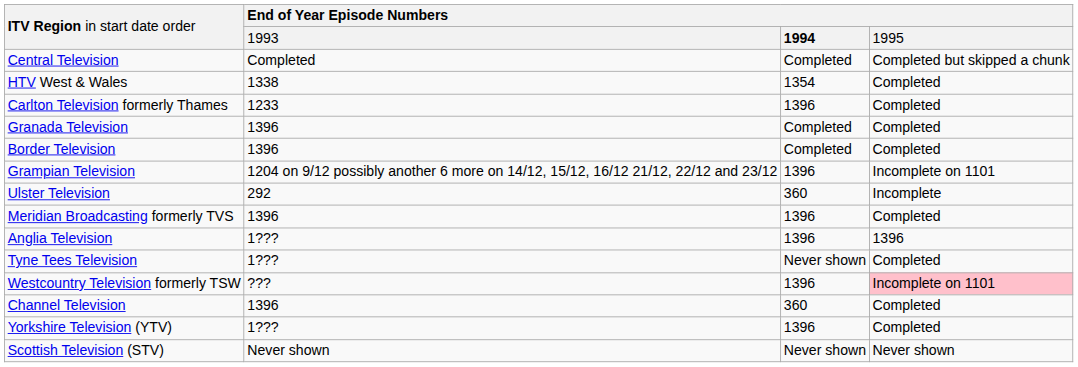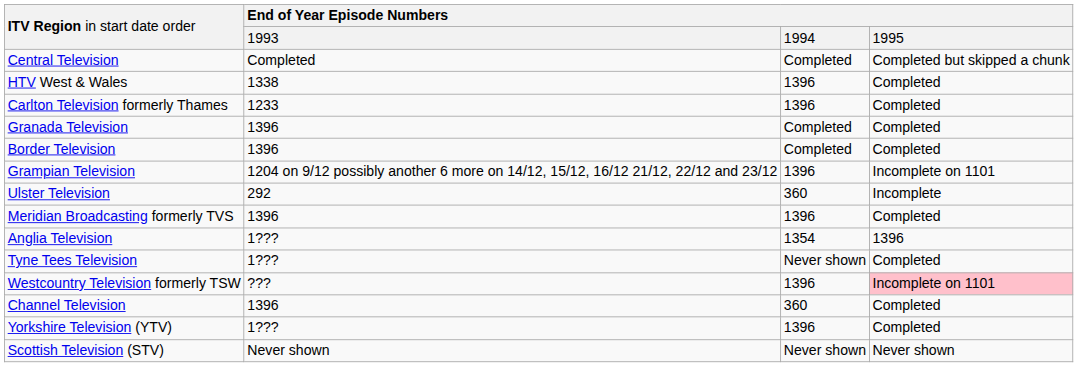(825, 38) bold -> (825, 38) normal
(799, 82) 1354 -> (799, 82) 1396
(799, 238) 1396 -> (799, 238) 1354
